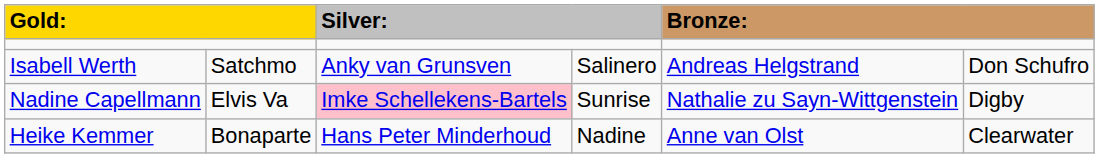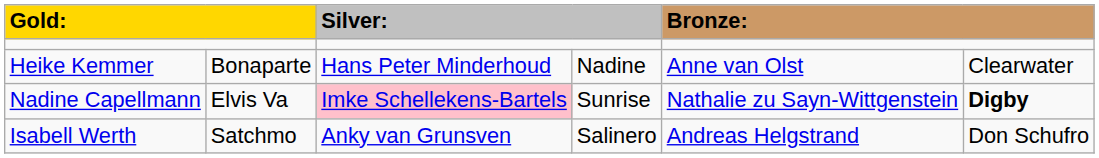rows swapped: (82, 135) <-> (73, 66)
(996, 100) normal -> (998, 100) bold
